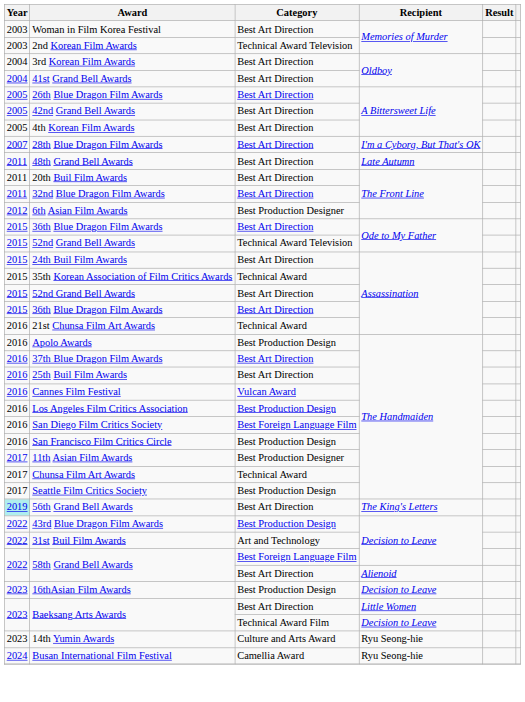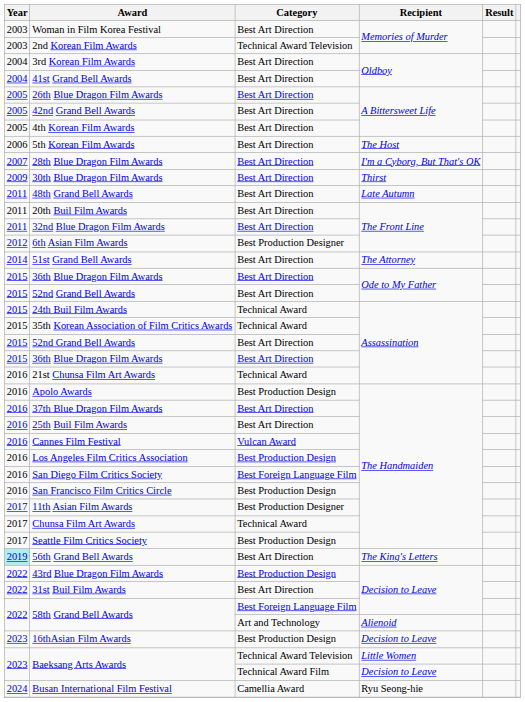+ row: (83, 144)
+ row: (97, 177)
+ row: (82, 260)
(295, 243) Technical Award Television -> (275, 293) Best Art Direction
(275, 260) Best Art Direction -> (272, 309) Technical Award
(279, 540) Art and Technology -> (275, 590) Best Art Direction
(275, 573) Best Art Direction -> (279, 623) Art and Technology
(275, 606) Best Art Direction -> (295, 656) Technical Award Television
- row: (73, 639)
